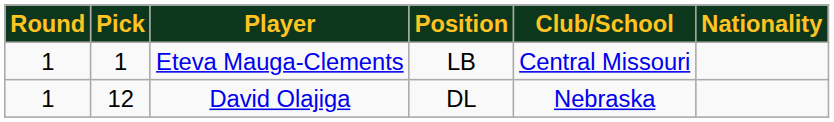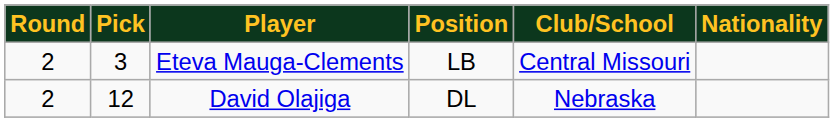(48, 61) 1 -> (48, 61) 2
(121, 61) 1 -> (121, 61) 3
(48, 99) 1 -> (48, 99) 2
